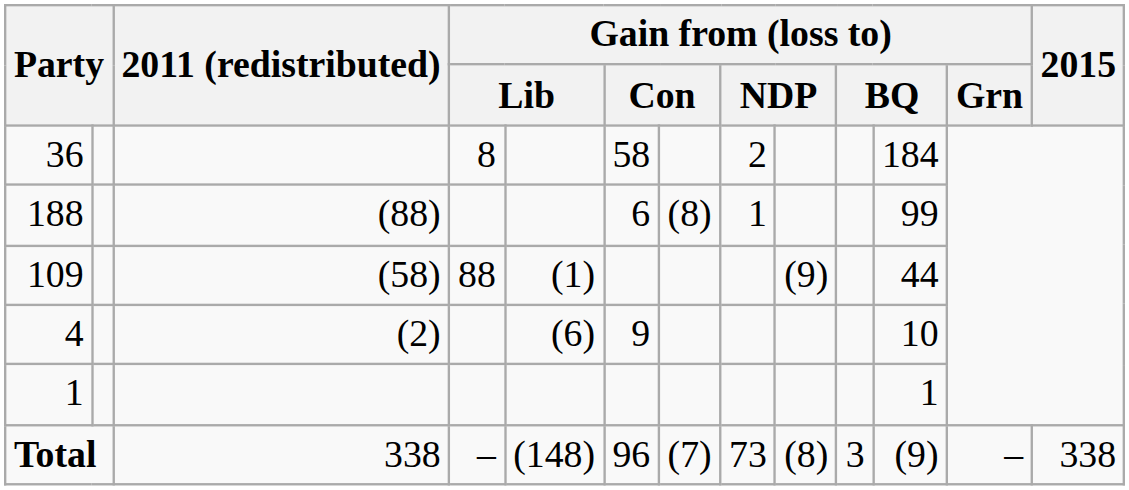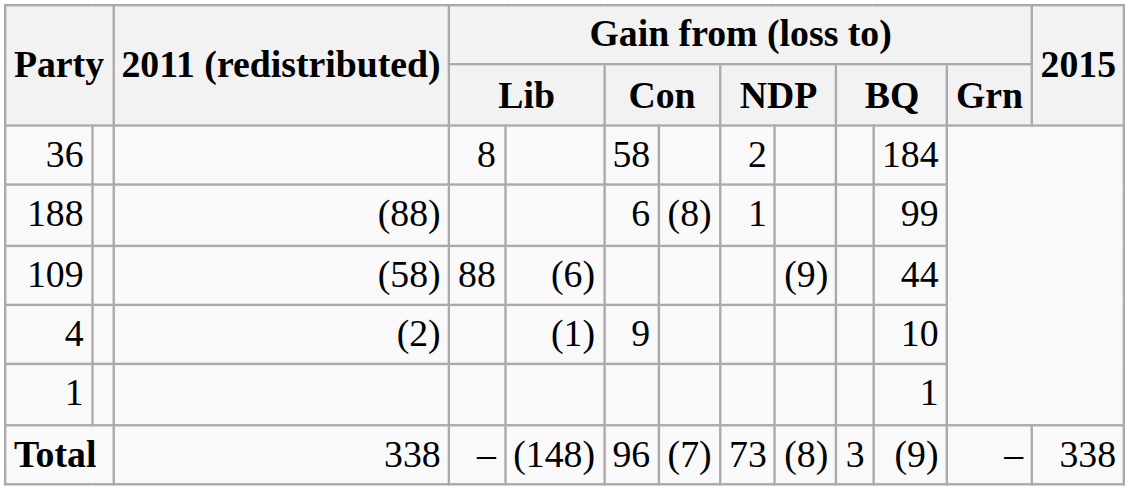(573, 273) (1) -> (573, 273) (6)
(573, 333) (6) -> (573, 333) (1)
